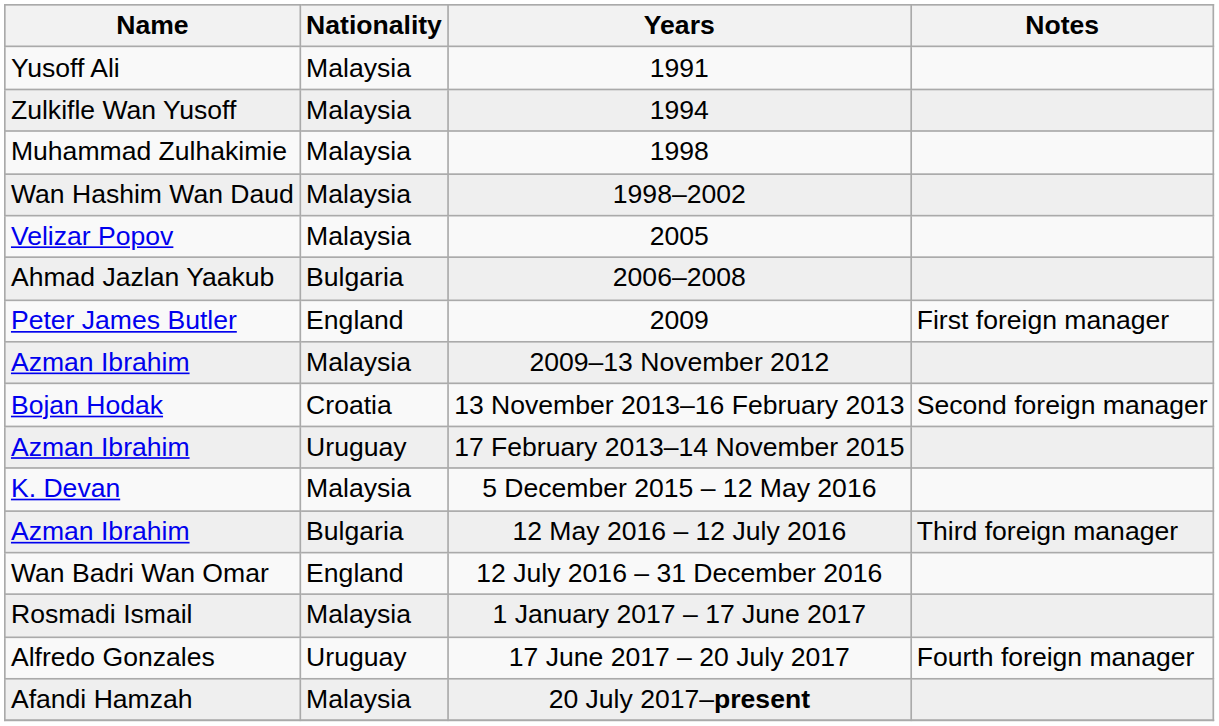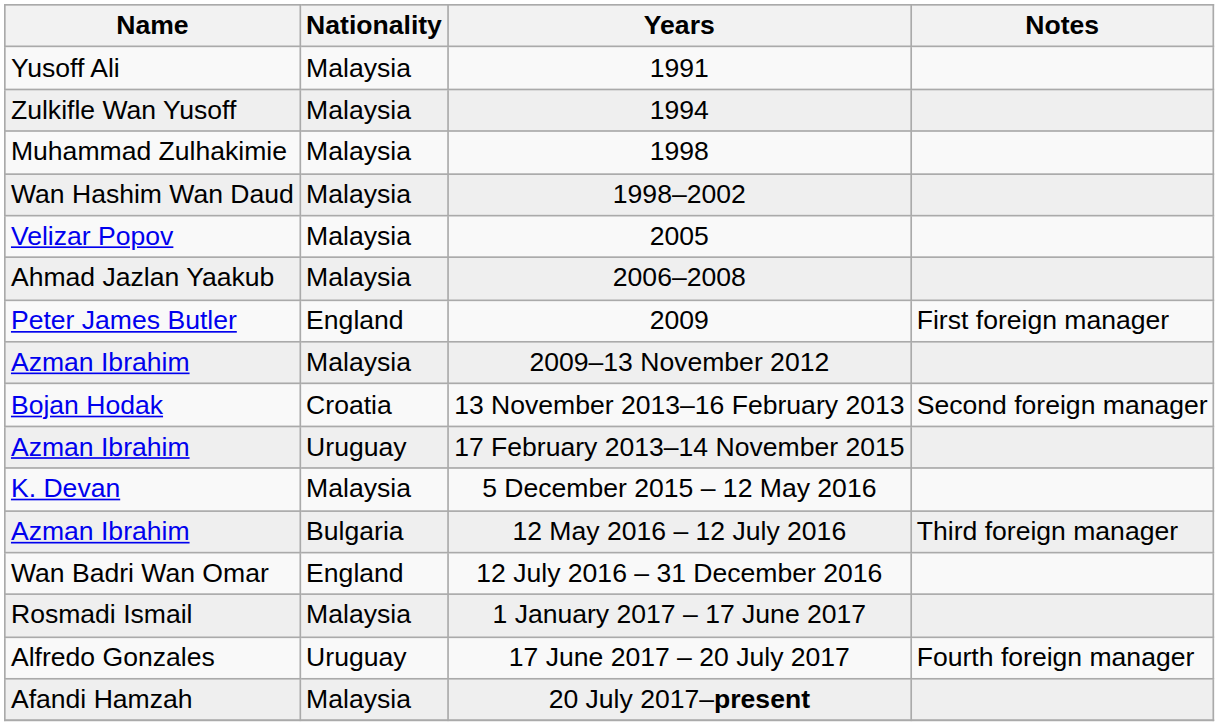(355, 278) Bulgaria -> (359, 278) Malaysia
